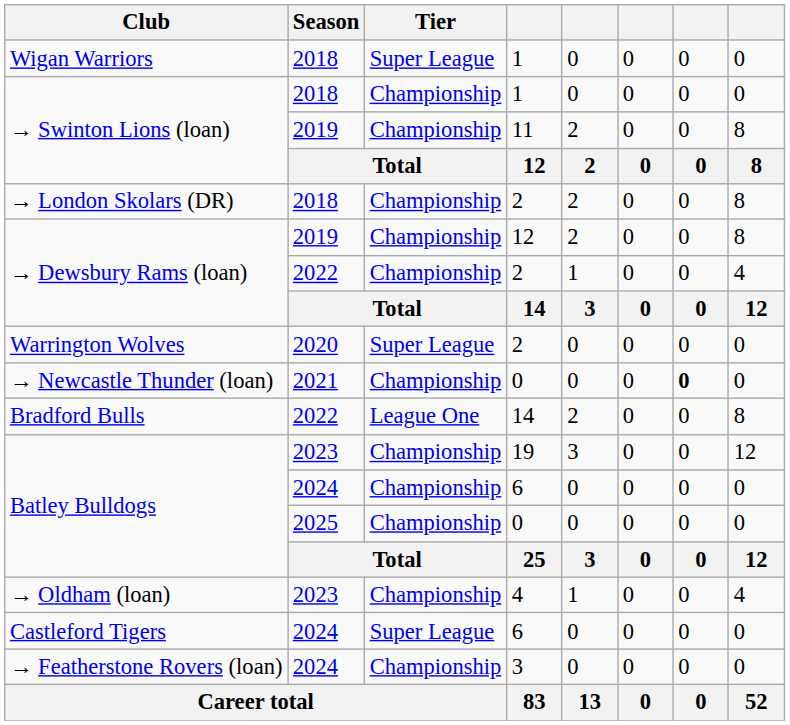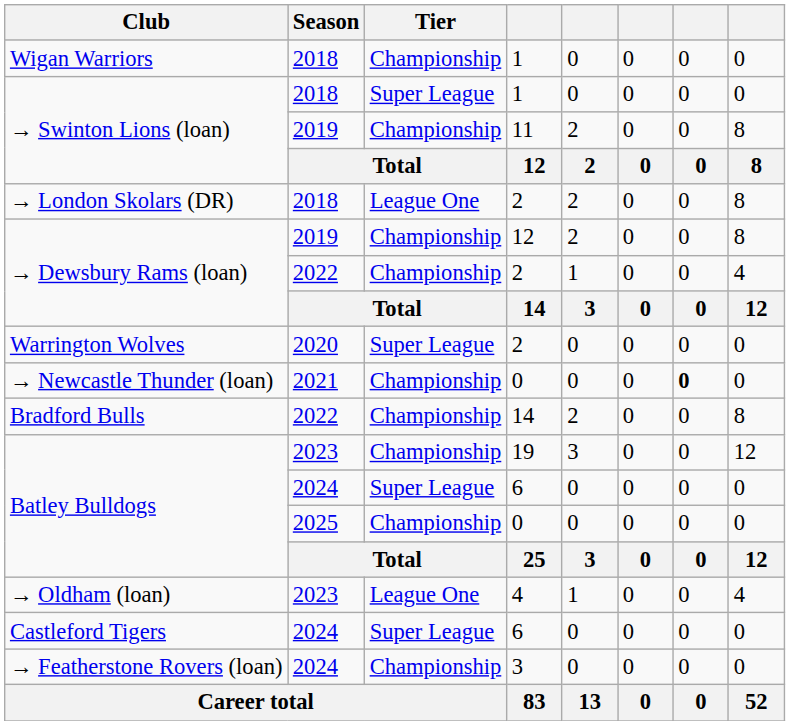(432, 58) Super League -> (435, 58) Championship
(435, 93) Championship -> (432, 93) Super League
(435, 201) Championship -> (424, 201) League One
(424, 415) League One -> (435, 415) Championship
(435, 487) Championship -> (432, 487) Super League
(435, 594) Championship -> (424, 594) League One
